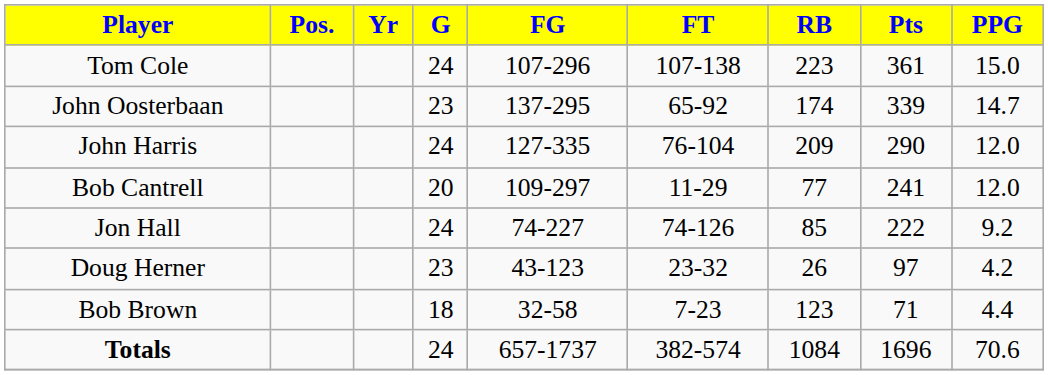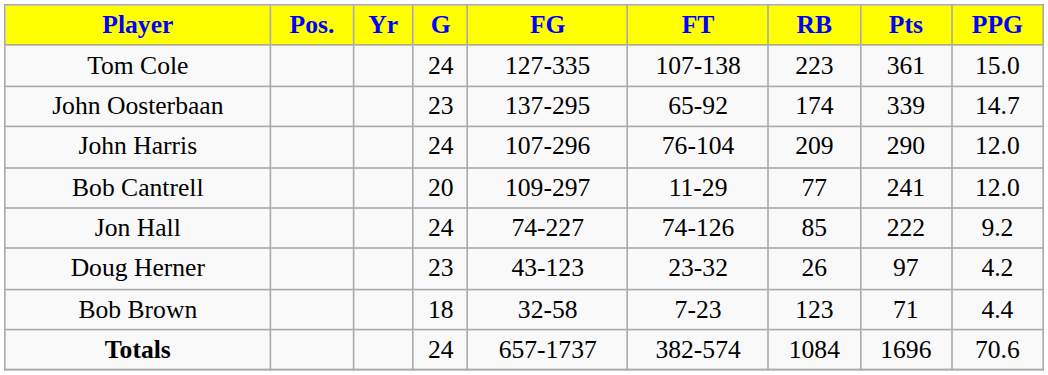(548, 65) 107-296 -> (548, 65) 127-335
(548, 146) 127-335 -> (548, 146) 107-296
